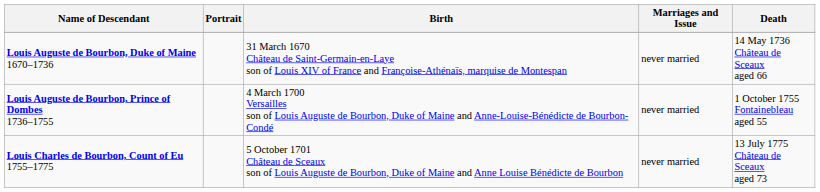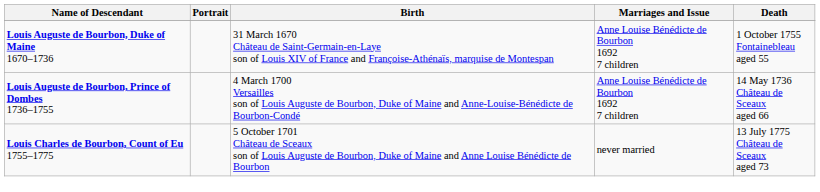(670, 58) never married -> (652, 46) Anne Louise Bénédicte de Bourbon 1692 7 children
(762, 58) 14 May 1736 Château de Sceaux aged 66 -> (768, 46) 1 October 1755 Fontainebleau aged 55
(670, 110) never married -> (652, 98) Anne Louise Bénédicte de Bourbon 1692 7 children
(767, 110) 1 October 1755 Fontainebleau aged 55 -> (764, 98) 14 May 1736 Château de Sceaux aged 66
